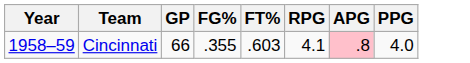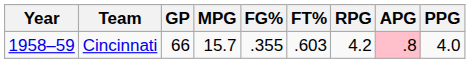+ column: (217, 18)
(313, 45) 4.1 -> (360, 45) 4.2
